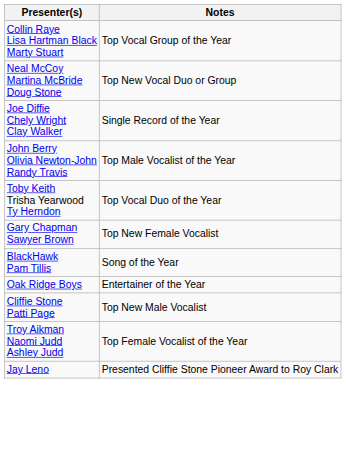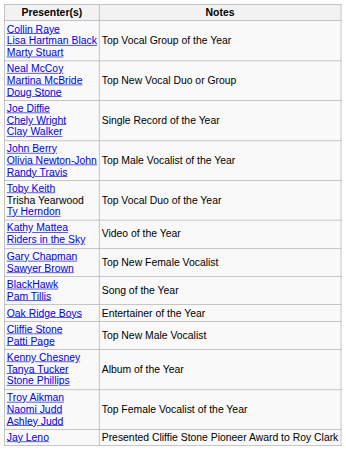+ row: (46, 234)
+ row: (43, 369)
